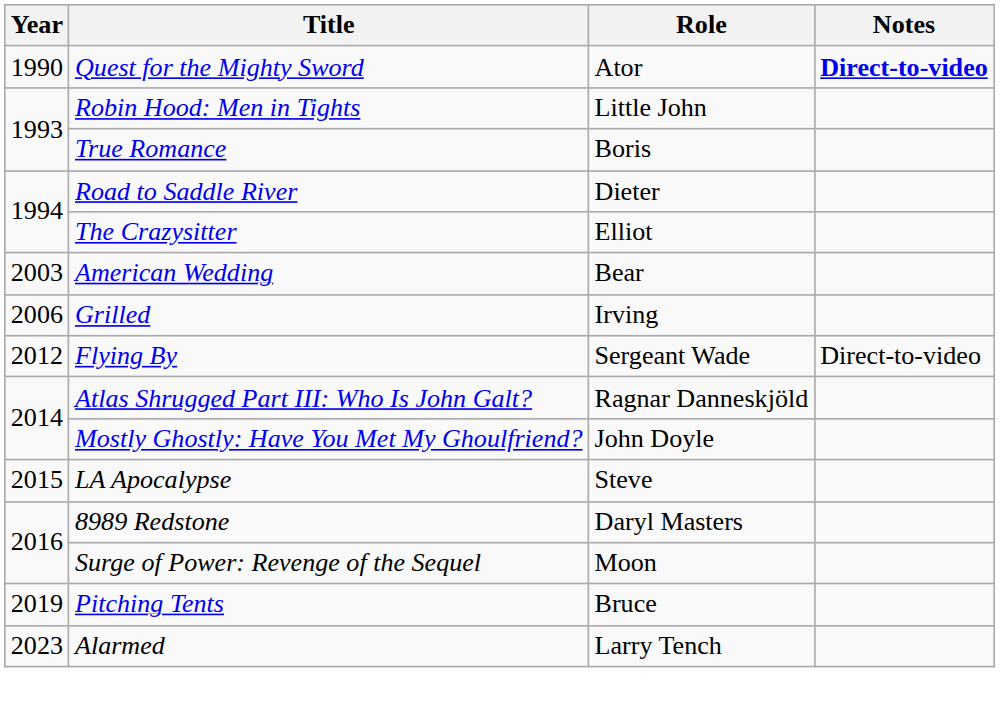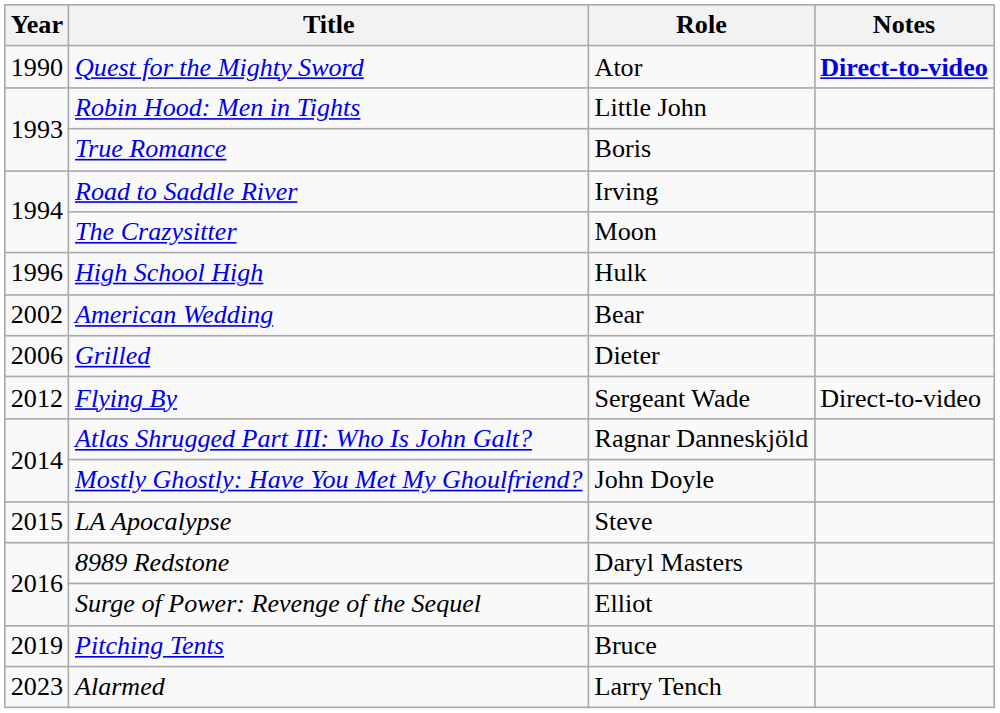(627, 190) Dieter -> (626, 190) Irving
(624, 231) Elliot -> (626, 231) Moon
+ row: (169, 273)
(37, 273) 2003 -> (37, 314) 2002
(626, 314) Irving -> (627, 356) Dieter
(626, 562) Moon -> (624, 604) Elliot
